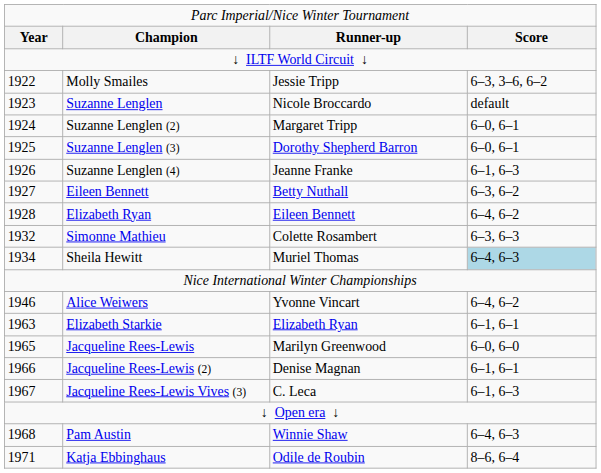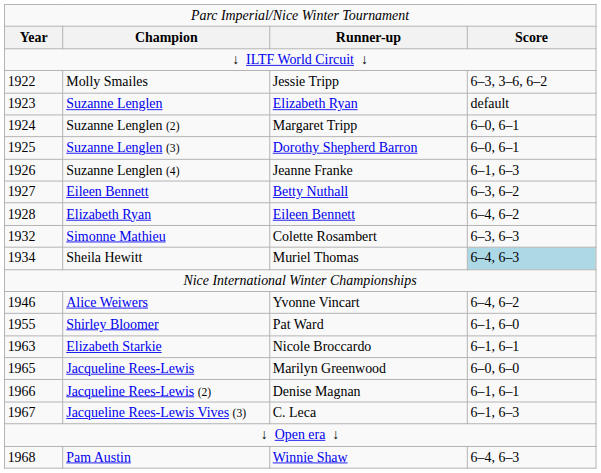(322, 103) Nicole Broccardo -> (315, 103) Elizabeth Ryan
+ row: (112, 324)
(315, 324) Elizabeth Ryan -> (322, 346) Nicole Broccardo
- row: (116, 457)
